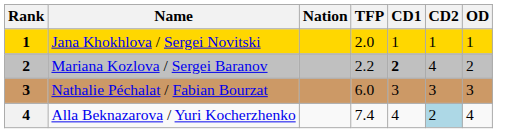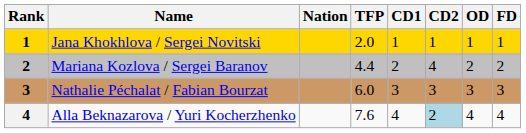+ column: (507, 16)
(365, 66) 2.2 -> (365, 66) 4.4
(395, 66) bold -> (395, 66) normal
(365, 115) 7.4 -> (365, 115) 7.6
